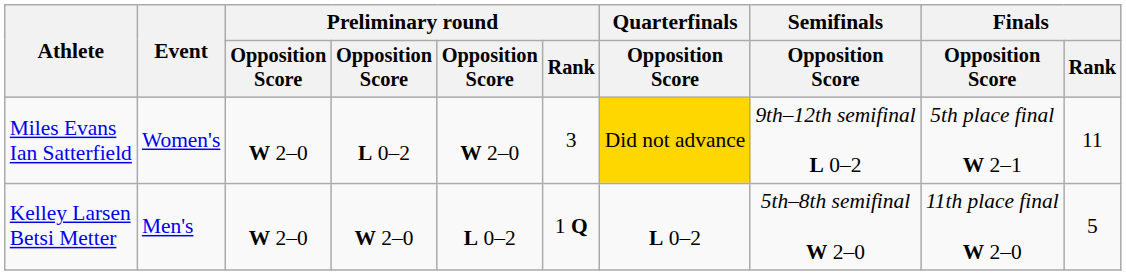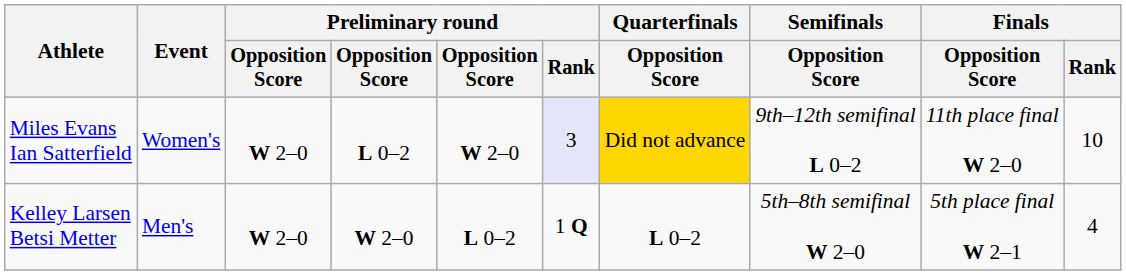(571, 140) no background -> (571, 140) lavender background
(992, 140) 5th place final W 2–1 -> (992, 140) 11th place final W 2–0
(1092, 140) 11 -> (1092, 140) 10
(992, 226) 11th place final W 2–0 -> (992, 226) 5th place final W 2–1
(1092, 226) 5 -> (1092, 226) 4
